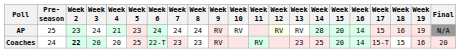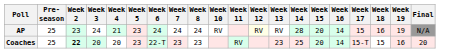- column: (218, 14)
(52, 42) 24 -> (52, 42) 25
(137, 42) 25 -> (137, 42) 23
